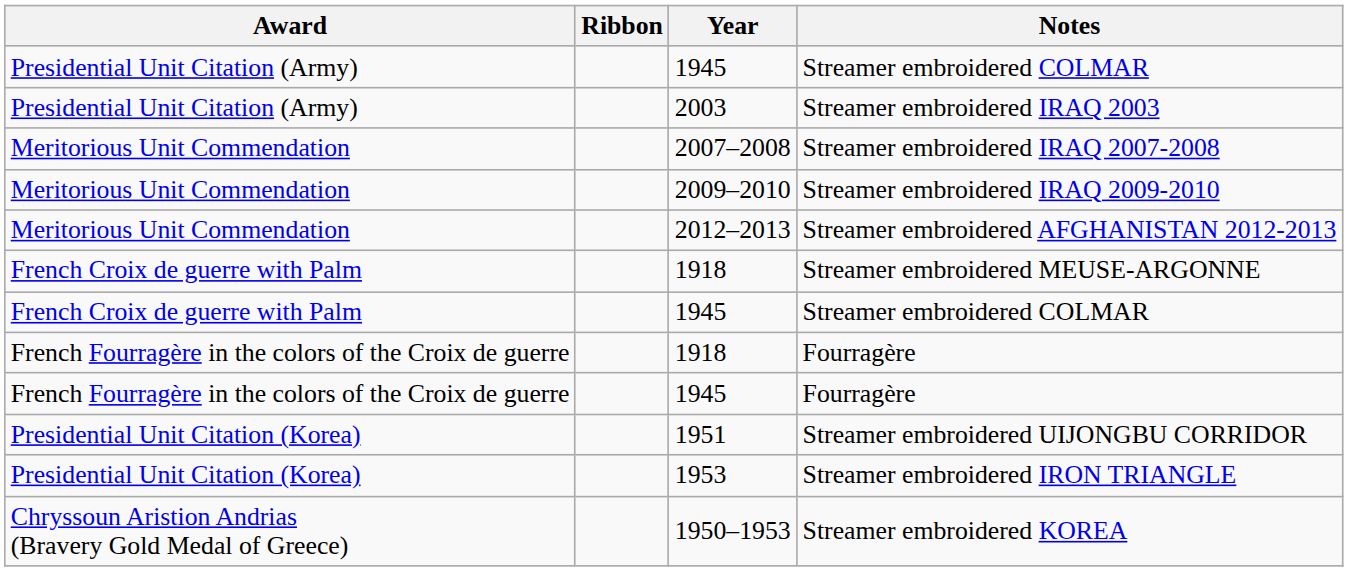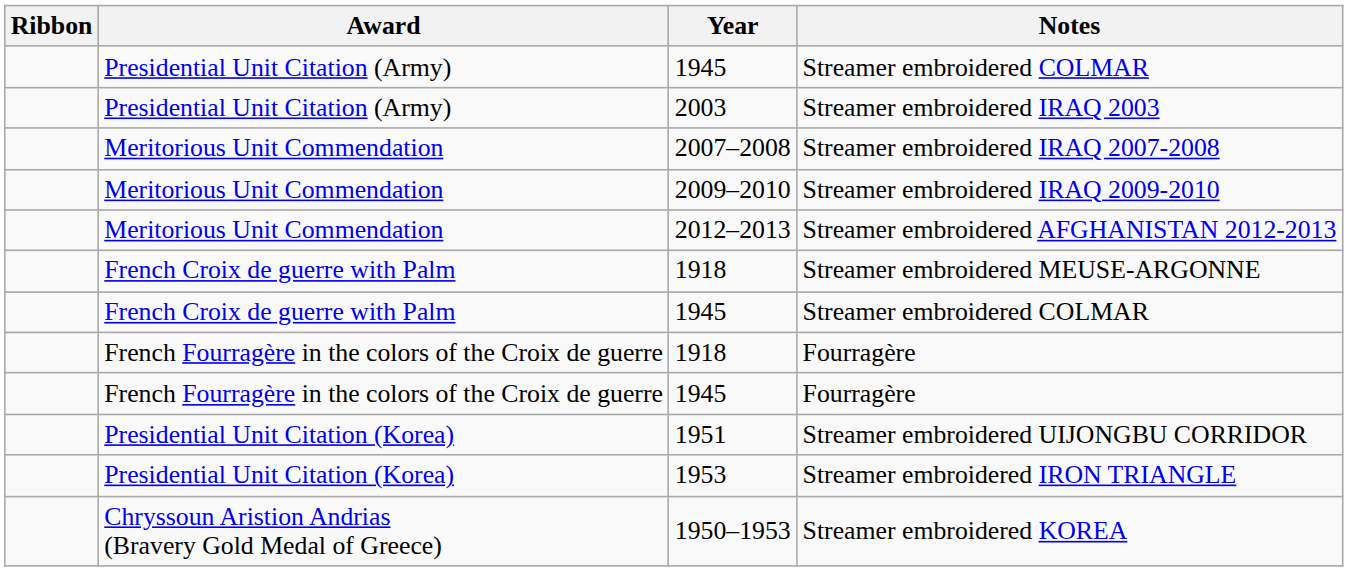columns swapped: (622, 25) <-> (290, 25)
